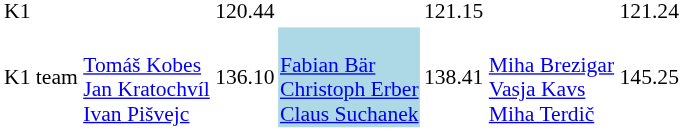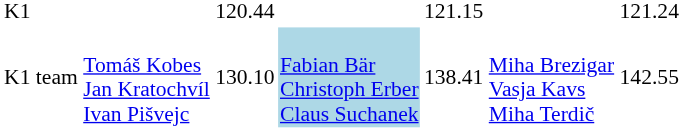(245, 77) 136.10 -> (245, 77) 130.10
(649, 77) 145.25 -> (649, 77) 142.55
